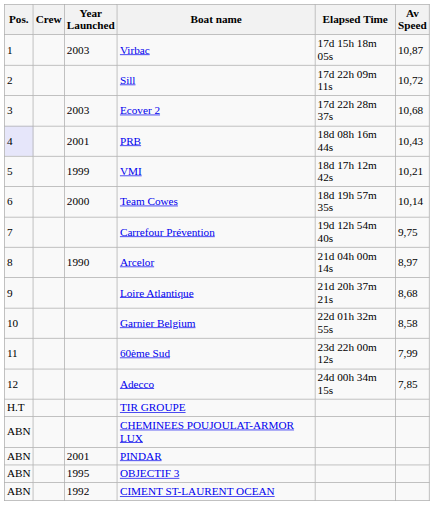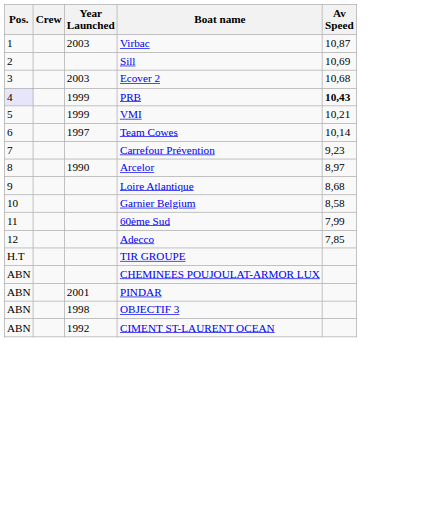- column: (355, 19)
(411, 80) 10,72 -> (338, 61) 10,69
(78, 141) 2001 -> (78, 97) 1999
(411, 141) normal -> (338, 97) bold
(78, 201) 2000 -> (78, 132) 1997
(408, 232) 9,75 -> (335, 150) 9,23
(78, 473) 1995 -> (78, 310) 1998
